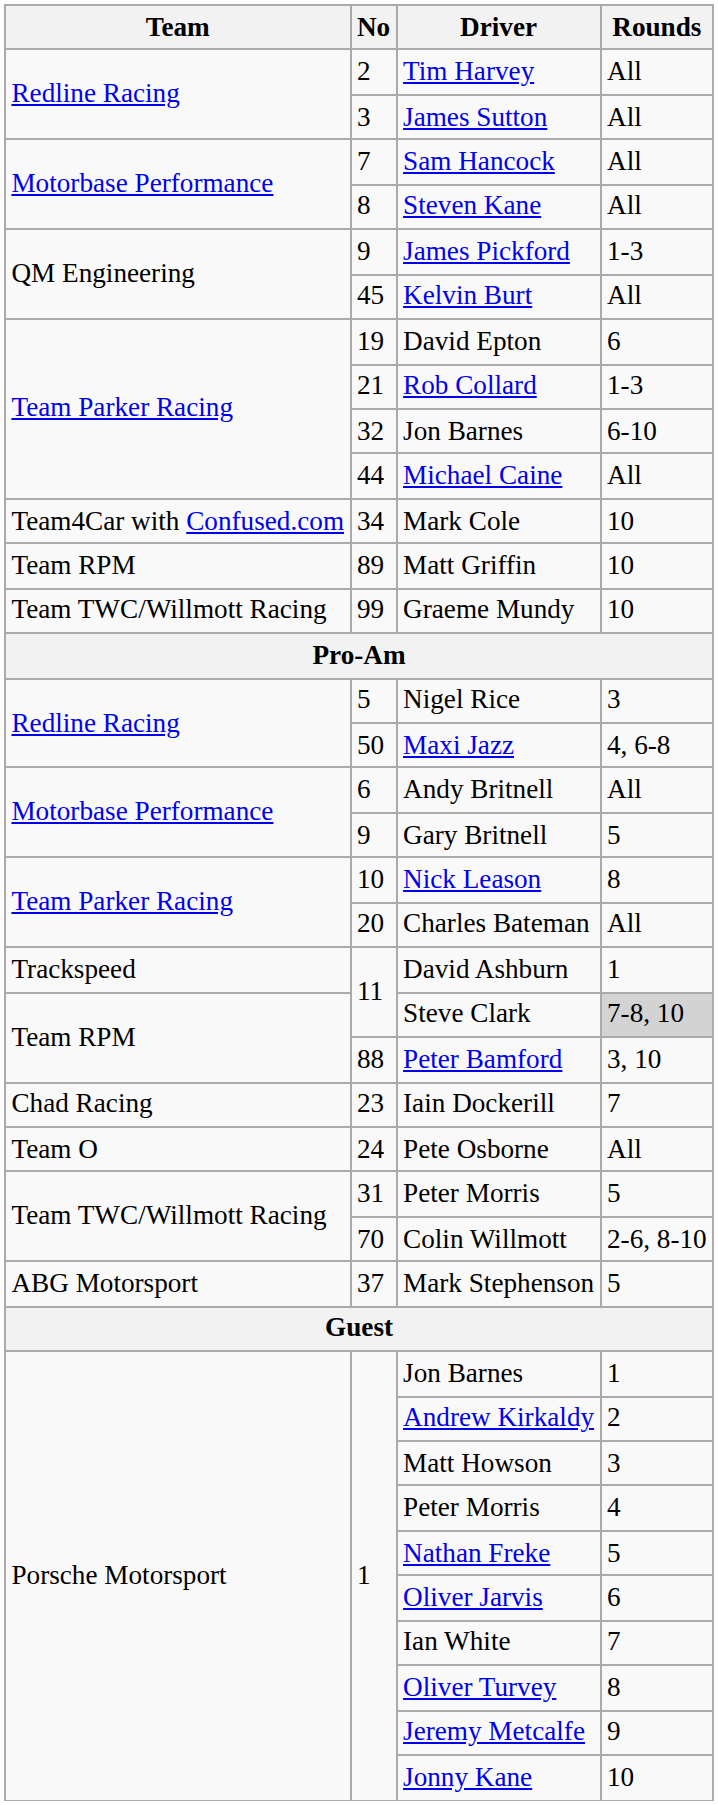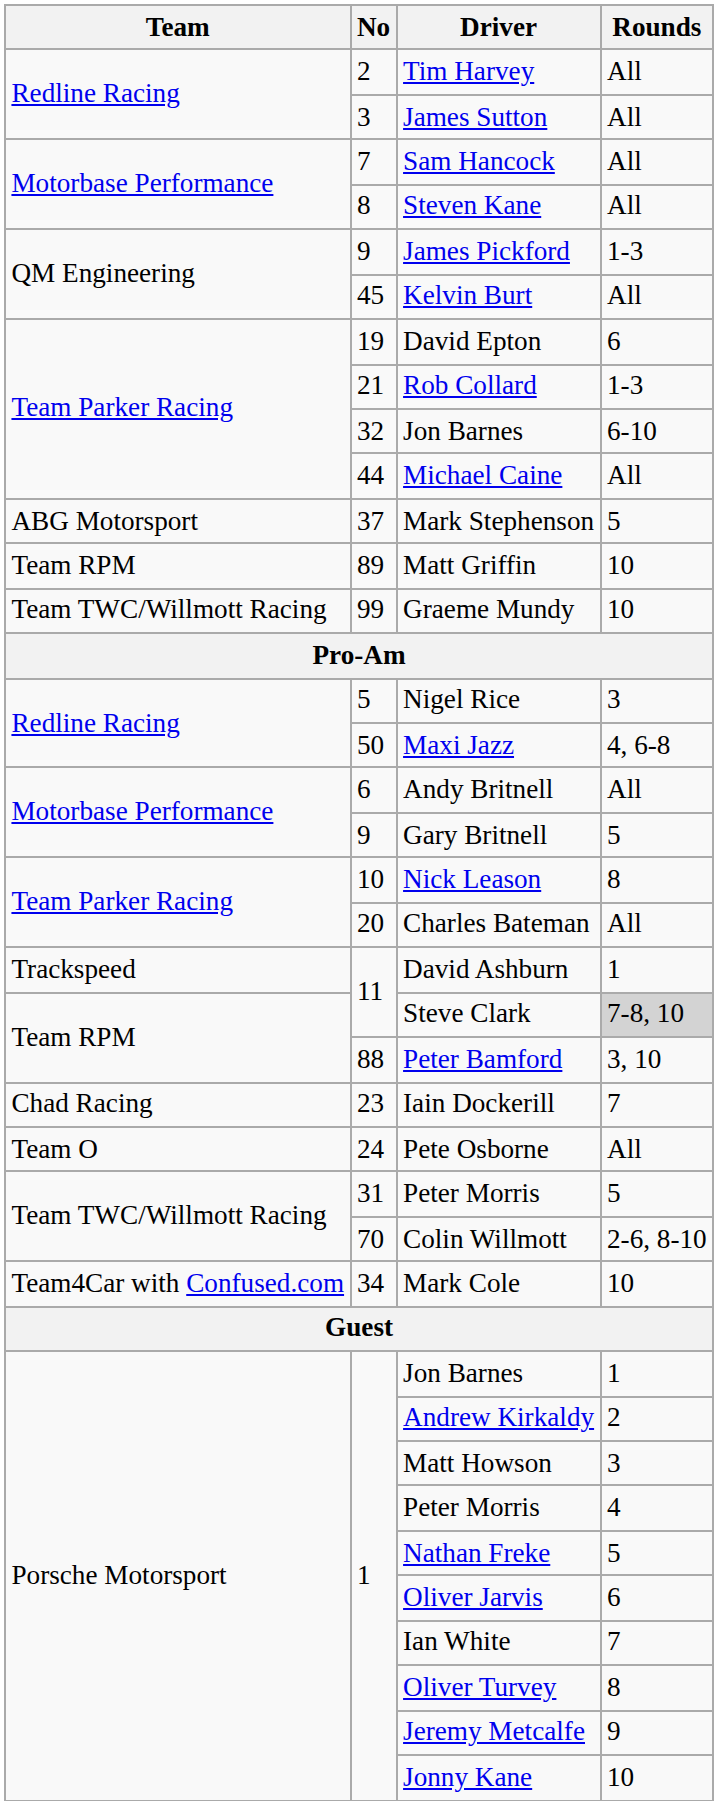rows swapped: (371, 520) <-> (371, 1283)
